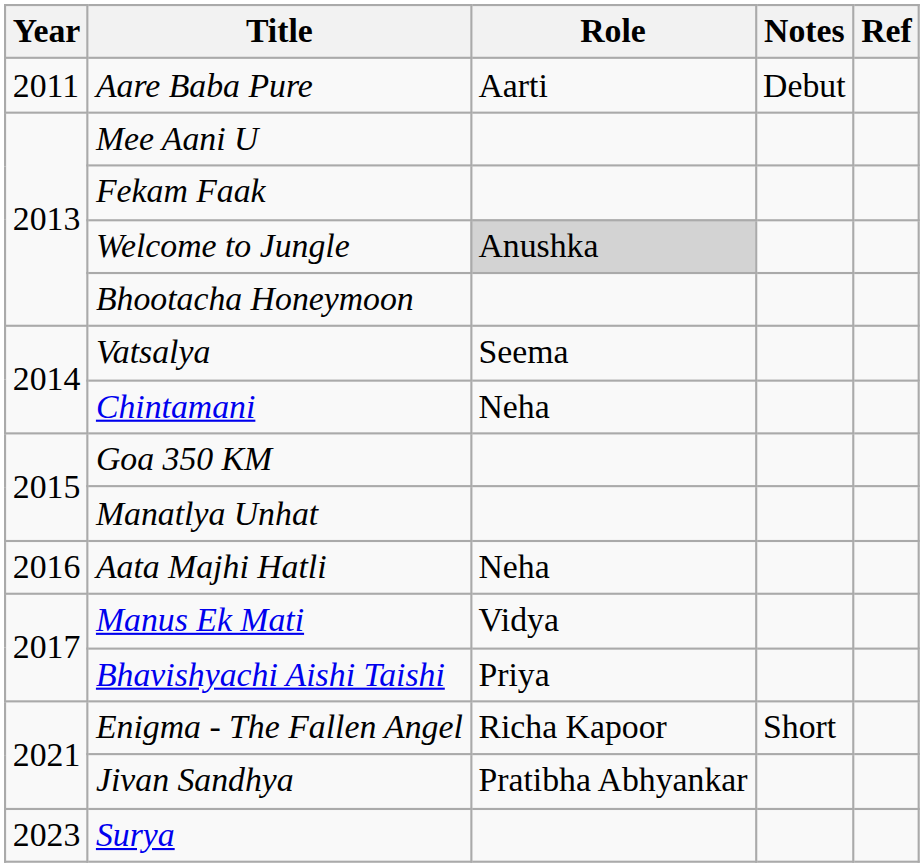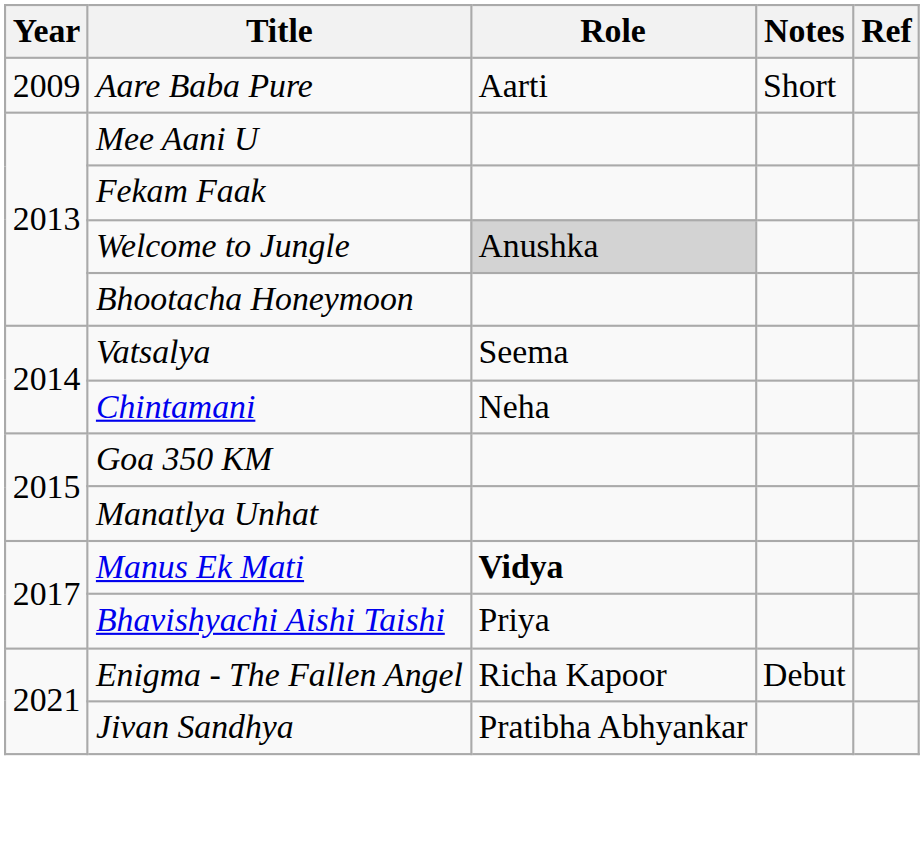(46, 84) 2011 -> (47, 84) 2009
(804, 84) Debut -> (800, 84) Short
- row: (211, 566)
(519, 620) normal -> (521, 566) bold
(800, 727) Short -> (804, 673) Debut
- row: (135, 834)
